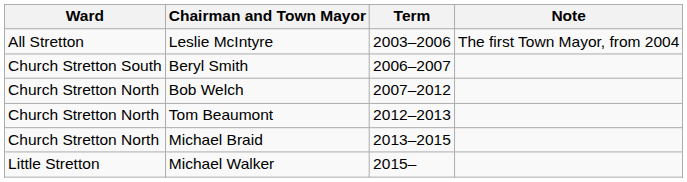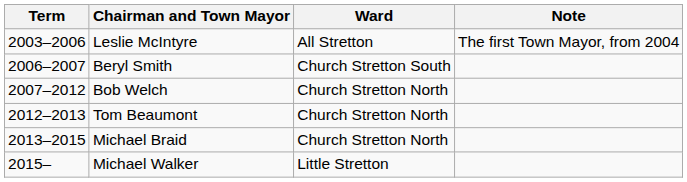columns swapped: (412, 16) <-> (85, 16)
